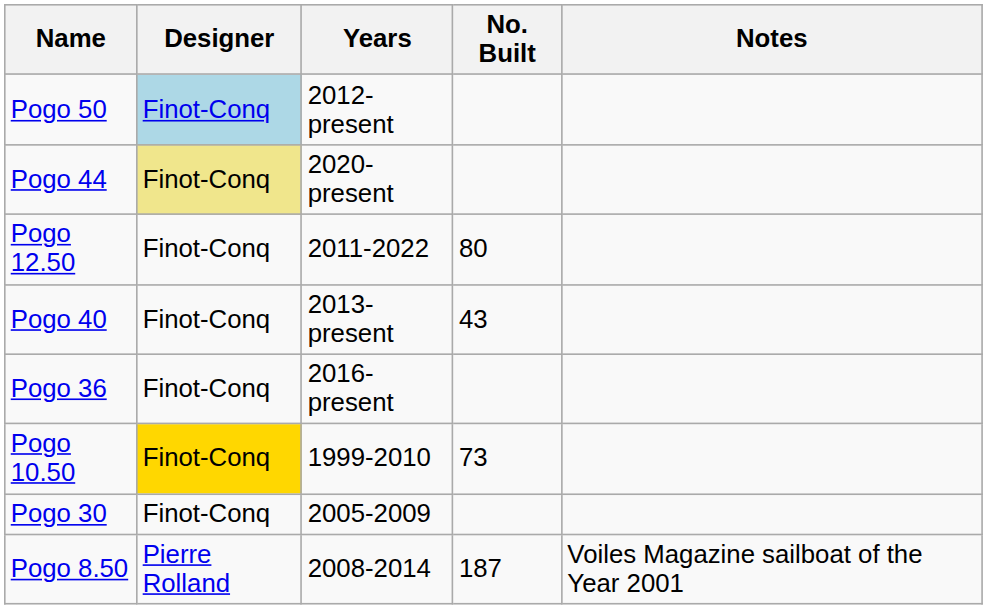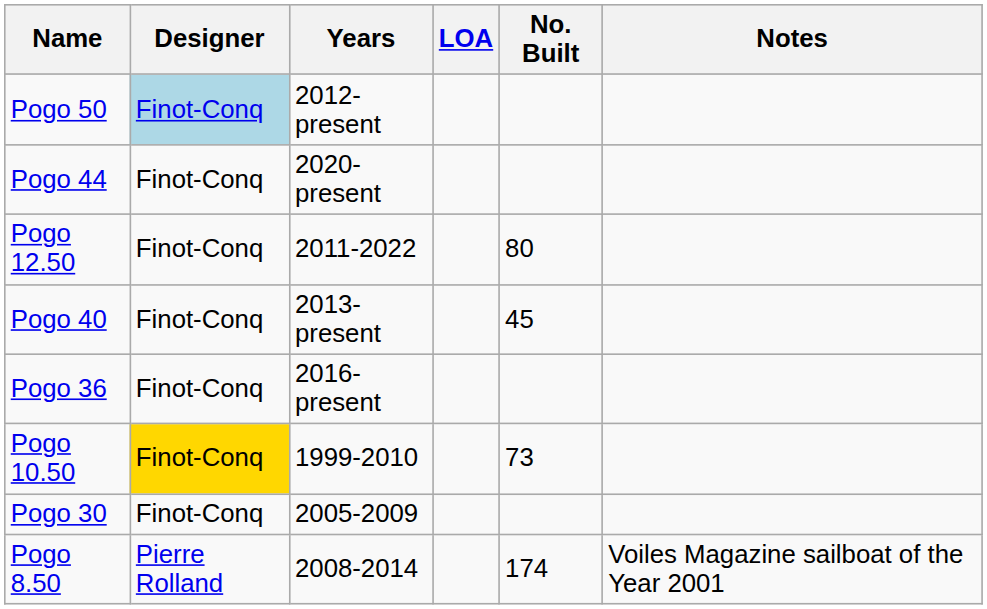+ column: (466, 39)
(206, 179) khaki background -> (200, 179) no background
(473, 318) 43 -> (519, 318) 45
(480, 569) 187 -> (527, 569) 174
